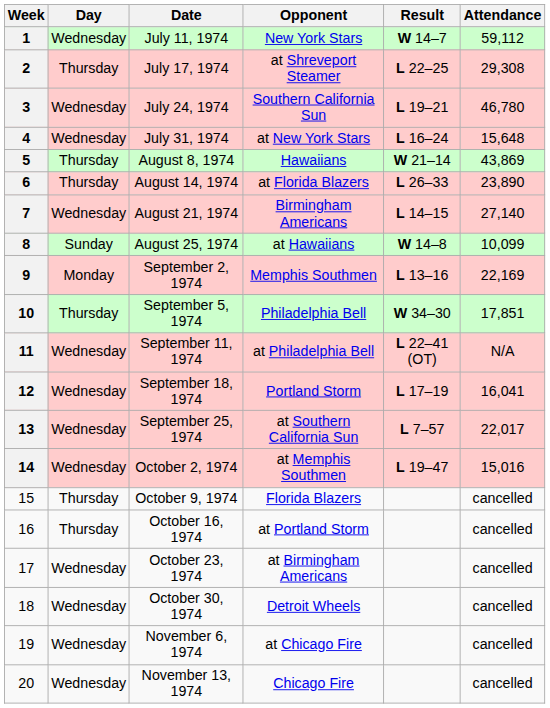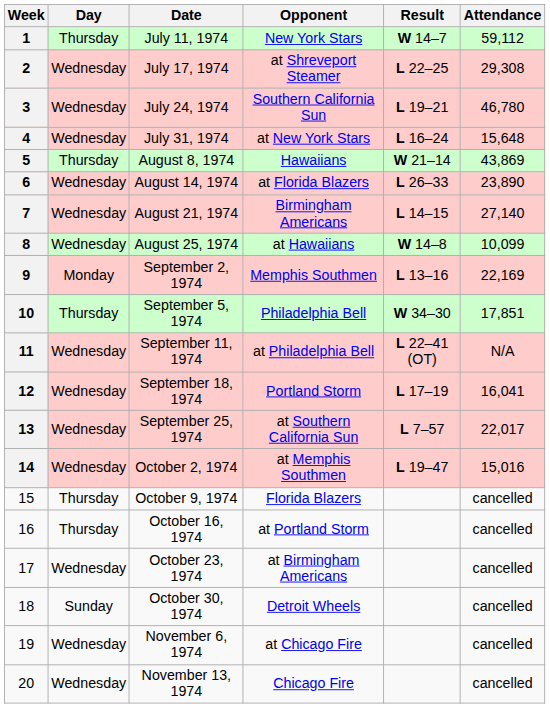(89, 38) Wednesday -> (89, 38) Thursday
(89, 68) Thursday -> (89, 68) Wednesday
(89, 183) Thursday -> (89, 183) Wednesday
(89, 244) Sunday -> (89, 244) Wednesday
(89, 606) Wednesday -> (89, 606) Sunday
